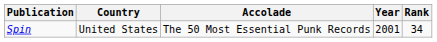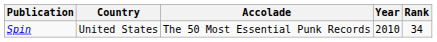(388, 29) 2001 -> (388, 29) 2010
